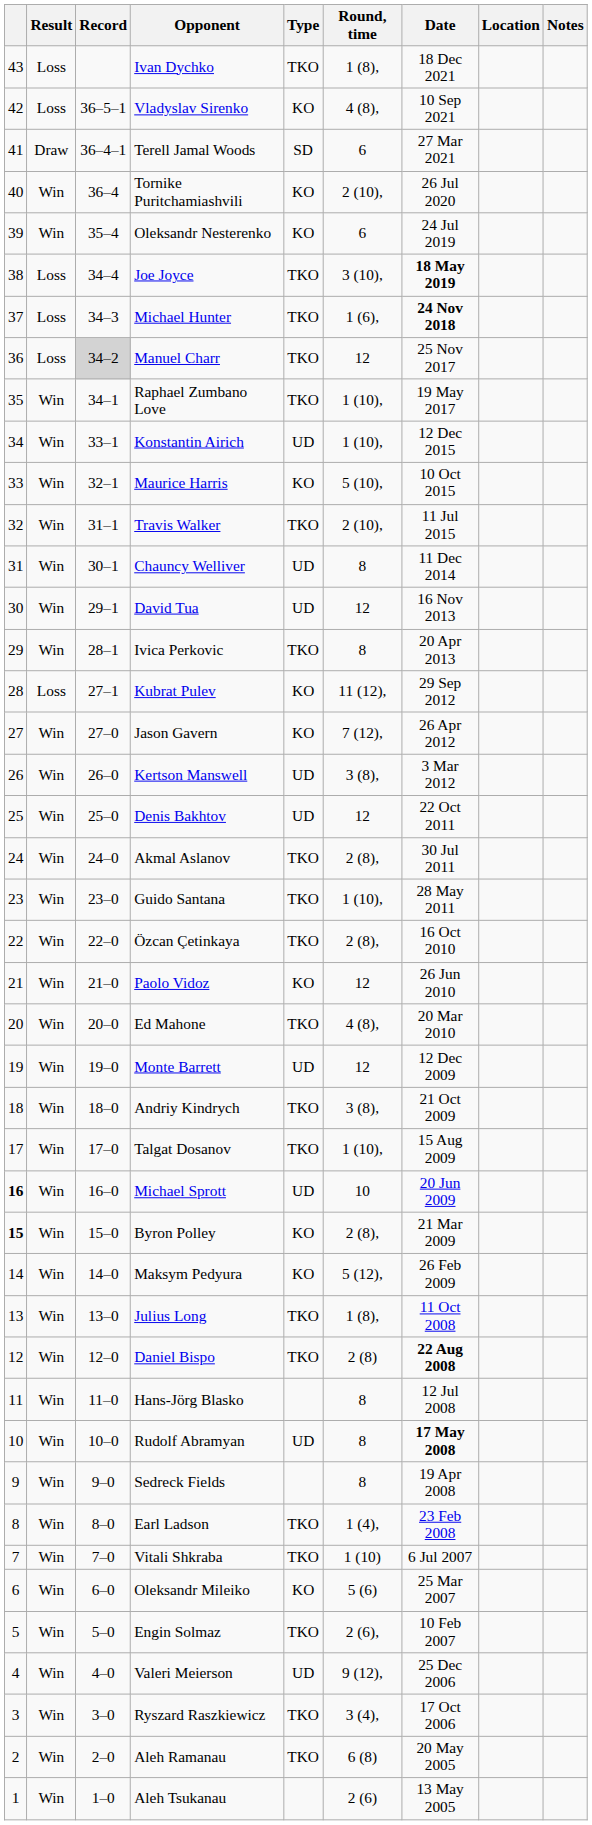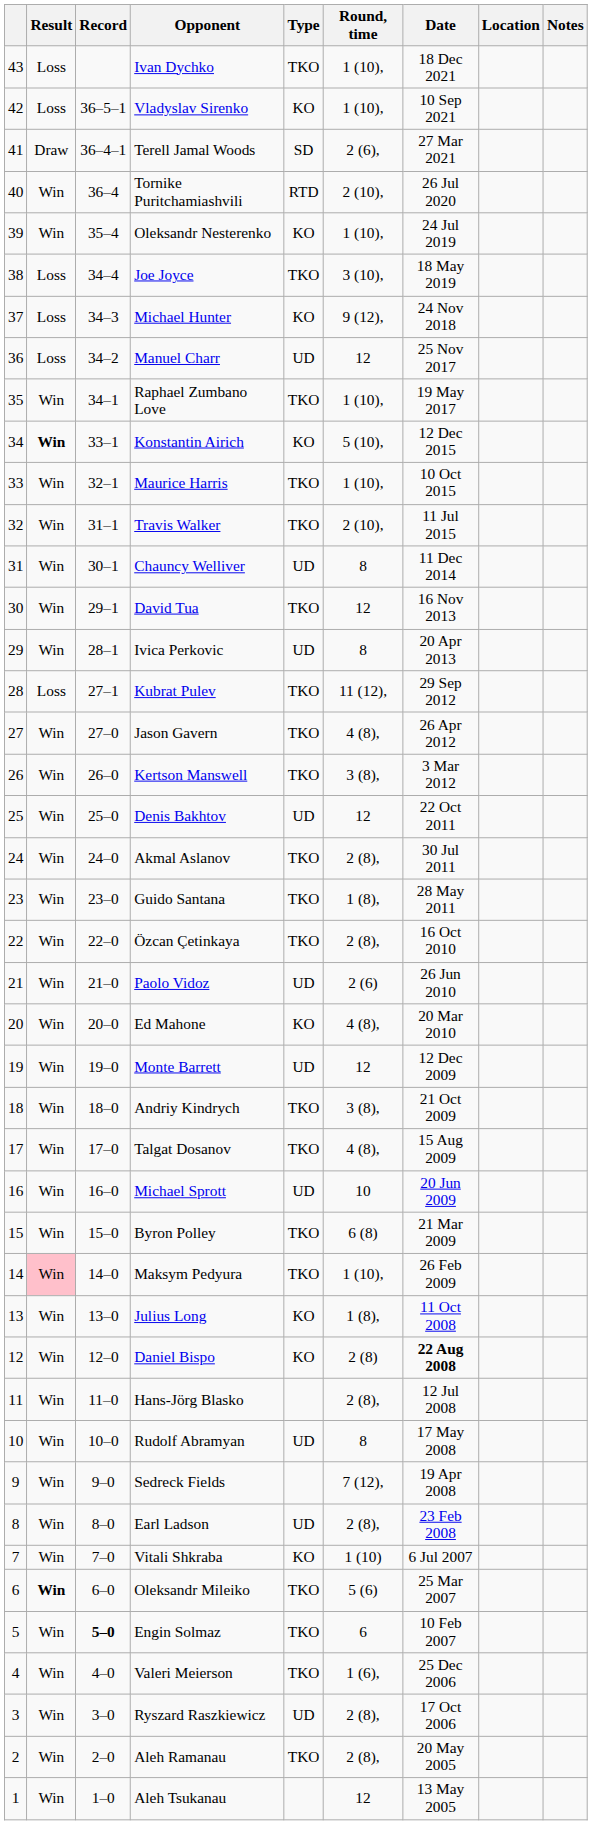(362, 66) 1 (8), -> (363, 66) 1 (10),
(362, 108) 4 (8), -> (363, 108) 1 (10),
(362, 150) 6 -> (363, 150) 2 (6),
(303, 191) KO -> (304, 191) RTD
(362, 233) 6 -> (363, 233) 1 (10),
(440, 275) bold -> (441, 275) normal
(303, 316) TKO -> (304, 316) KO
(362, 316) 1 (6), -> (363, 316) 9 (12),
(440, 316) bold -> (441, 316) normal
(103, 358) lightgrey background -> (103, 358) no background
(303, 358) TKO -> (304, 358) UD
(51, 441) normal -> (51, 441) bold
(303, 441) UD -> (304, 441) KO
(362, 441) 1 (10), -> (363, 441) 5 (10),
(303, 483) KO -> (304, 483) TKO
(362, 483) 5 (10), -> (363, 483) 1 (10),
(303, 608) UD -> (304, 608) TKO
(303, 649) TKO -> (304, 649) UD
(303, 691) KO -> (304, 691) TKO
(303, 733) KO -> (304, 733) TKO
(362, 733) 7 (12), -> (363, 733) 4 (8),
(303, 774) UD -> (304, 774) TKO
(362, 899) 1 (10), -> (363, 899) 1 (8),
(303, 983) KO -> (304, 983) UD
(362, 983) 12 -> (363, 983) 2 (6)
(303, 1024) TKO -> (304, 1024) KO
(362, 1149) 1 (10), -> (363, 1149) 4 (8),
(16, 1191) bold -> (16, 1191) normal
(16, 1232) bold -> (16, 1232) normal
(303, 1232) KO -> (304, 1232) TKO
(362, 1232) 2 (8), -> (363, 1232) 6 (8)
(51, 1274) no background -> (51, 1274) pink background
(303, 1274) KO -> (304, 1274) TKO
(362, 1274) 5 (12), -> (363, 1274) 1 (10),
(303, 1316) TKO -> (304, 1316) KO
(303, 1357) TKO -> (304, 1357) KO
(362, 1399) 8 -> (363, 1399) 2 (8),
(440, 1441) bold -> (441, 1441) normal
(362, 1482) 8 -> (363, 1482) 7 (12),
(303, 1524) TKO -> (304, 1524) UD
(362, 1524) 1 (4), -> (363, 1524) 2 (8),
(303, 1557) TKO -> (304, 1557) KO
(51, 1590) normal -> (51, 1590) bold
(303, 1590) KO -> (304, 1590) TKO
(103, 1631) normal -> (103, 1631) bold
(362, 1631) 2 (6), -> (363, 1631) 6
(303, 1673) UD -> (304, 1673) TKO
(362, 1673) 9 (12), -> (363, 1673) 1 (6),
(303, 1715) TKO -> (304, 1715) UD
(362, 1715) 3 (4), -> (363, 1715) 2 (8),
(362, 1756) 6 (8) -> (363, 1756) 2 (8),
(362, 1798) 2 (6) -> (363, 1798) 12
